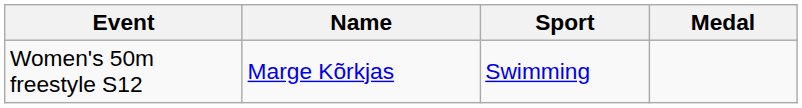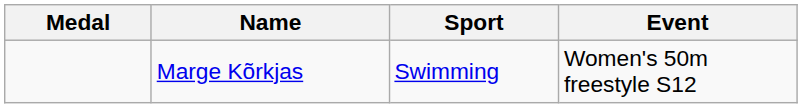columns swapped: (723, 22) <-> (124, 22)
